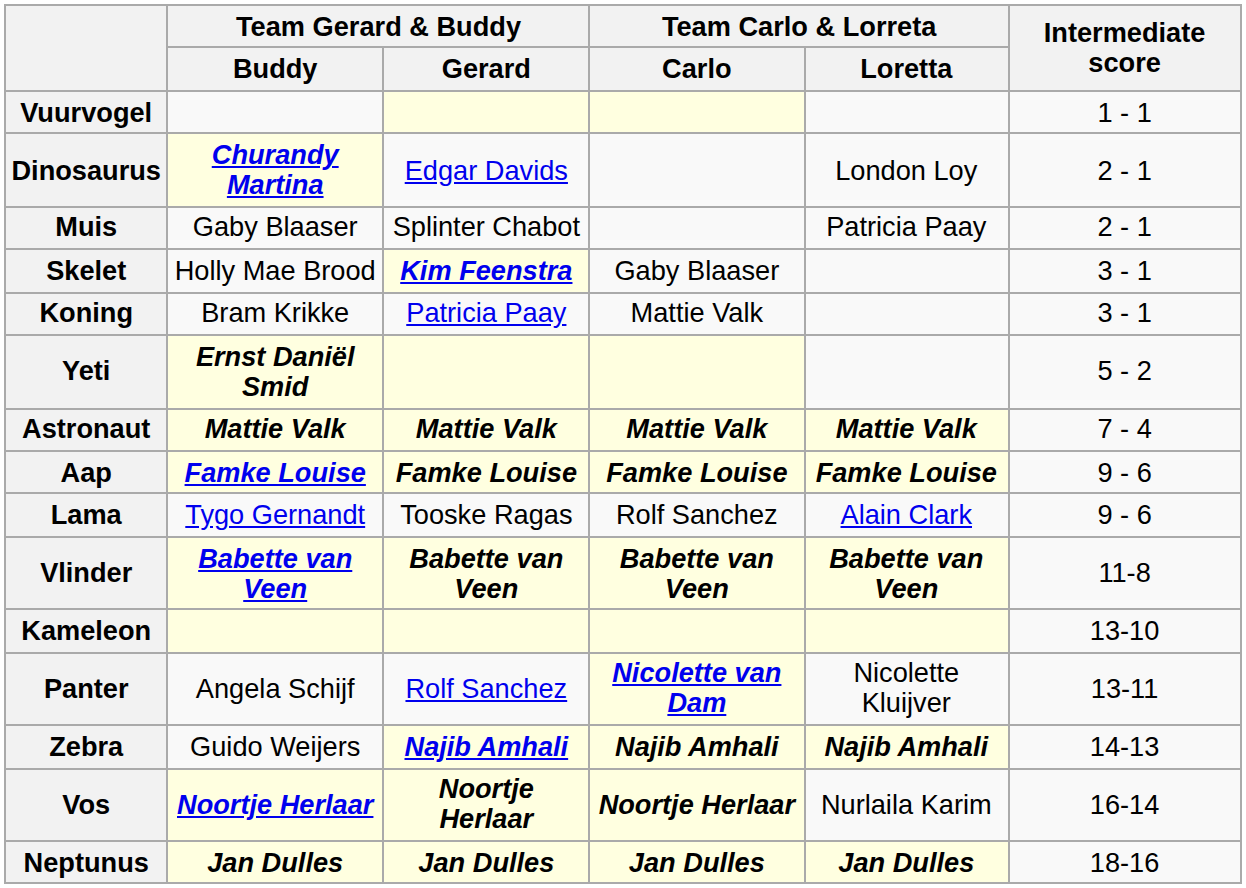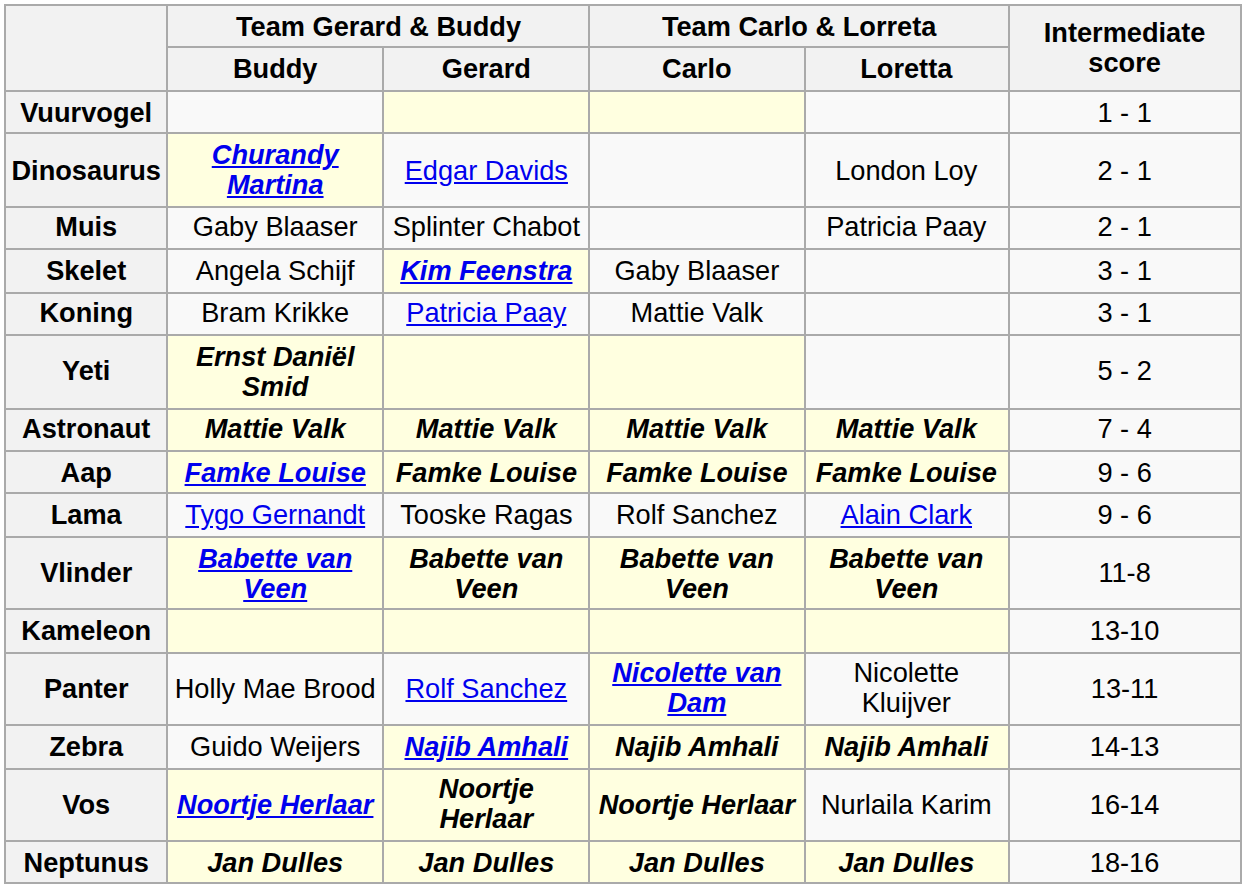(275, 270) Holly Mae Brood -> (275, 270) Angela Schijf
(275, 688) Angela Schijf -> (275, 688) Holly Mae Brood
